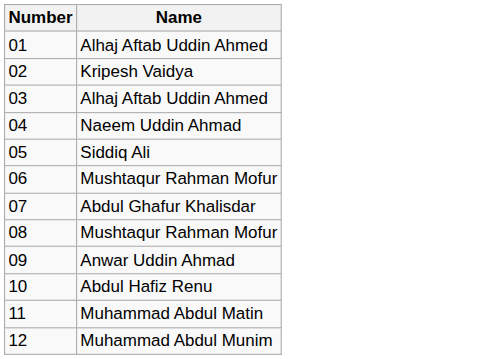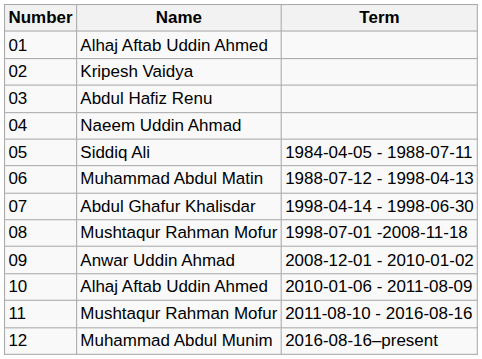+ column: (379, 17)
(174, 98) Alhaj Aftab Uddin Ahmed -> (146, 98) Abdul Hafiz Renu
(179, 179) Mushtaqur Rahman Mofur -> (172, 179) Muhammad Abdul Matin
(146, 286) Abdul Hafiz Renu -> (174, 286) Alhaj Aftab Uddin Ahmed
(172, 313) Muhammad Abdul Matin -> (179, 313) Mushtaqur Rahman Mofur
